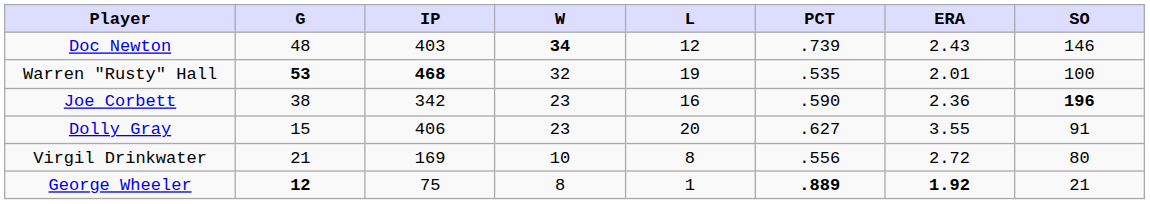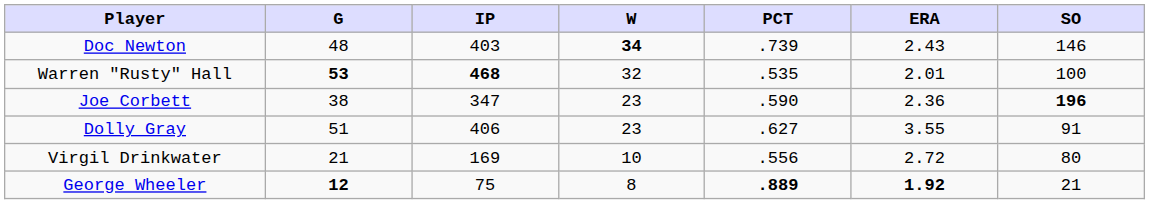- column: (690, 19)
(430, 102) 342 -> (485, 102) 347
(300, 130) 15 -> (338, 130) 51
